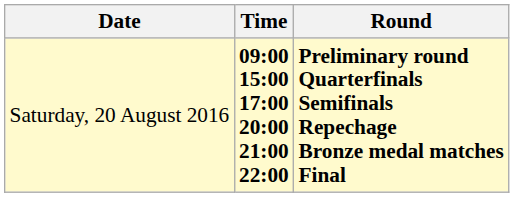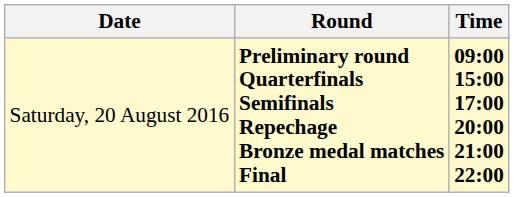columns swapped: (264, 21) <-> (401, 21)
